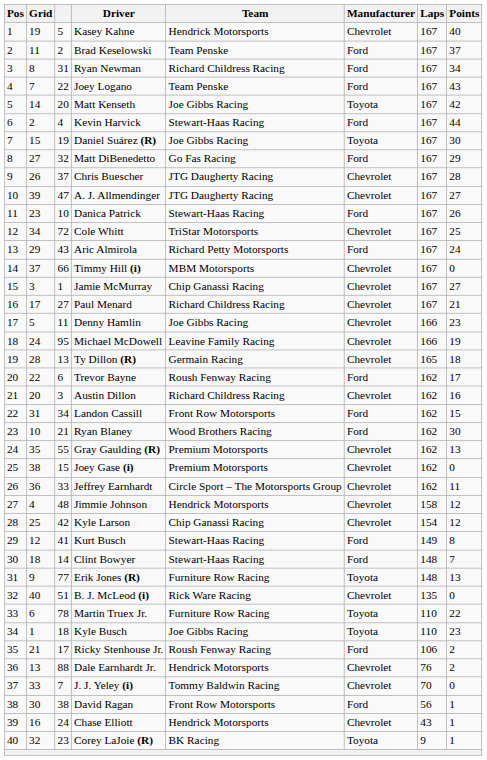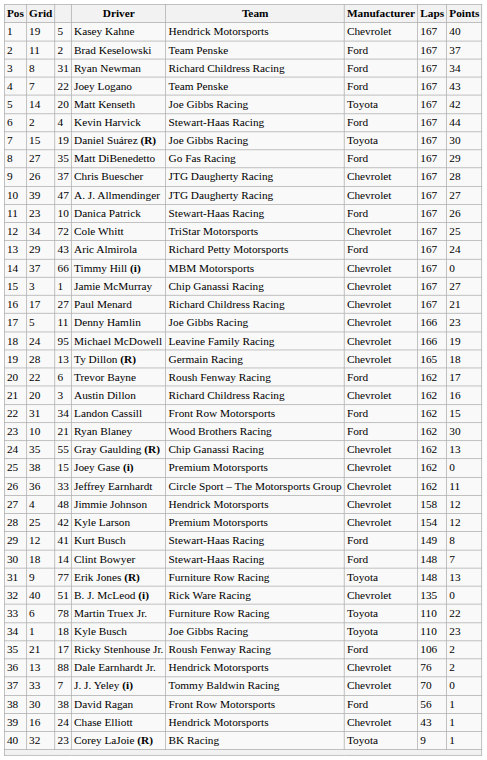(63, 158) 32 -> (63, 158) 35
(218, 449) Premium Motorsports -> (216, 449) Chip Ganassi Racing
(216, 522) Chip Ganassi Racing -> (218, 522) Premium Motorsports
